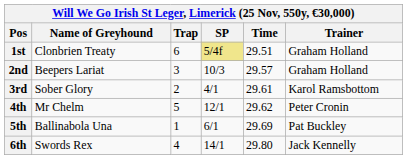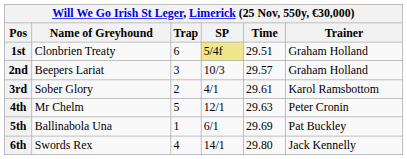(259, 107) 29.62 -> (259, 107) 29.63
